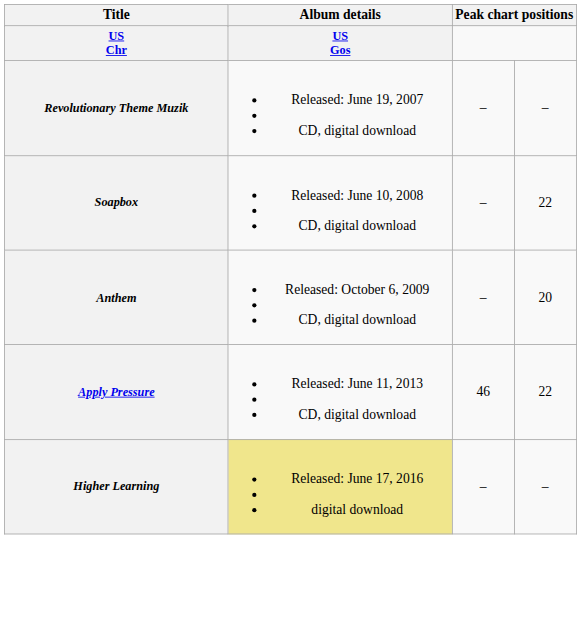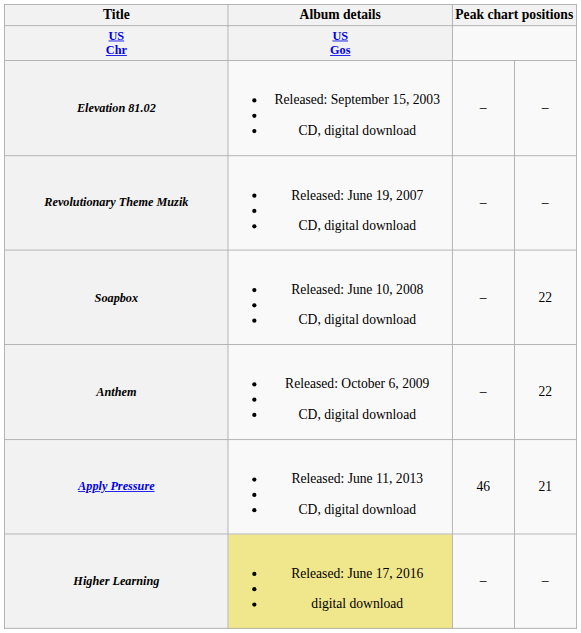+ row: (116, 108)
(545, 297) 20 -> (545, 392) 22
(545, 392) 22 -> (545, 486) 21
